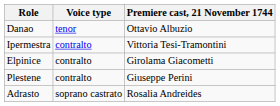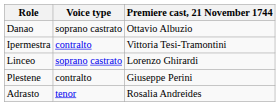(66, 28) tenor -> (89, 28) soprano castrato
+ row: (21, 61)
- row: (24, 61)
(89, 93) soprano castrato -> (66, 93) tenor
